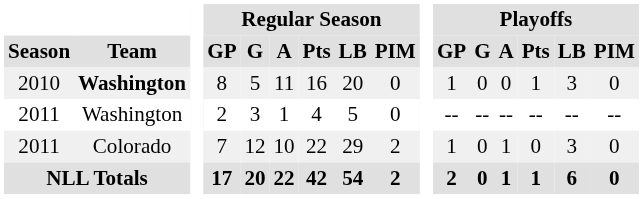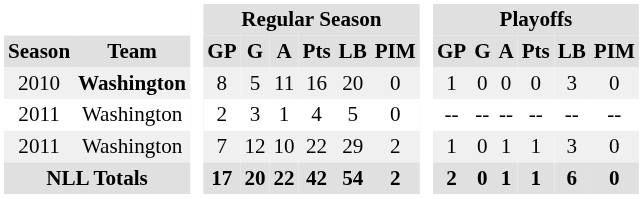(536, 83) 1 -> (536, 83) 0
(132, 146) Colorado -> (132, 146) Washington
(536, 146) 0 -> (536, 146) 1
